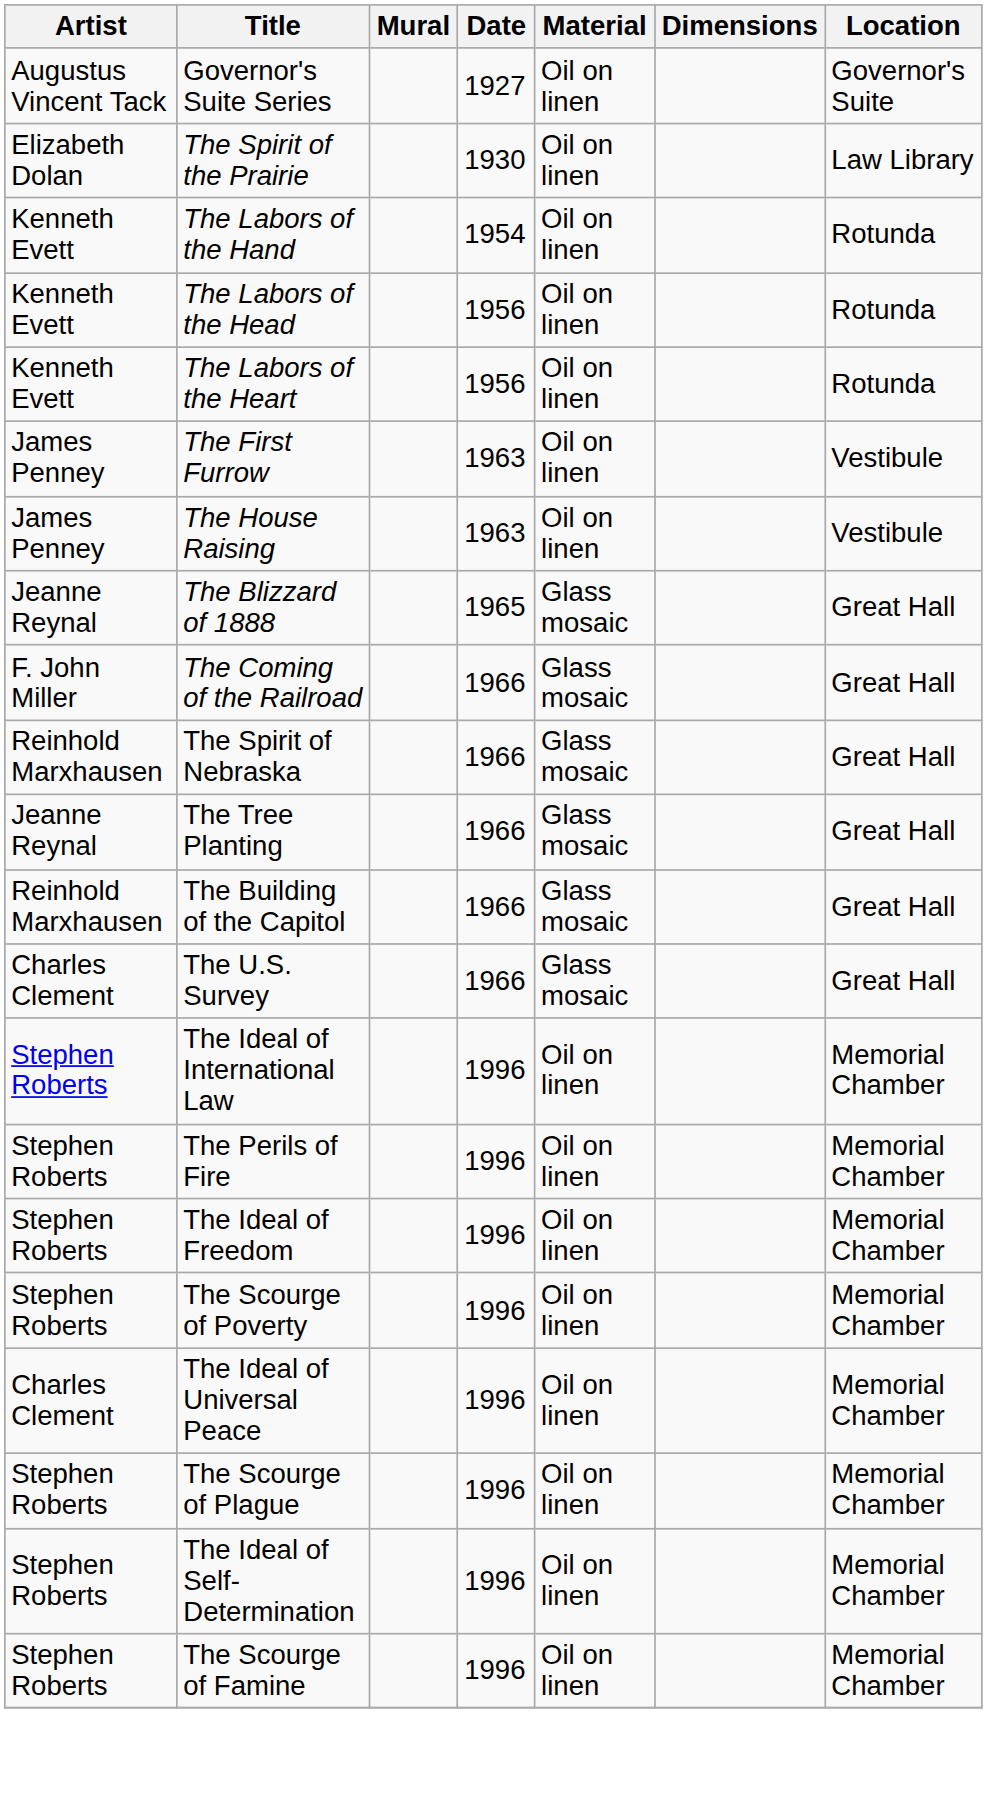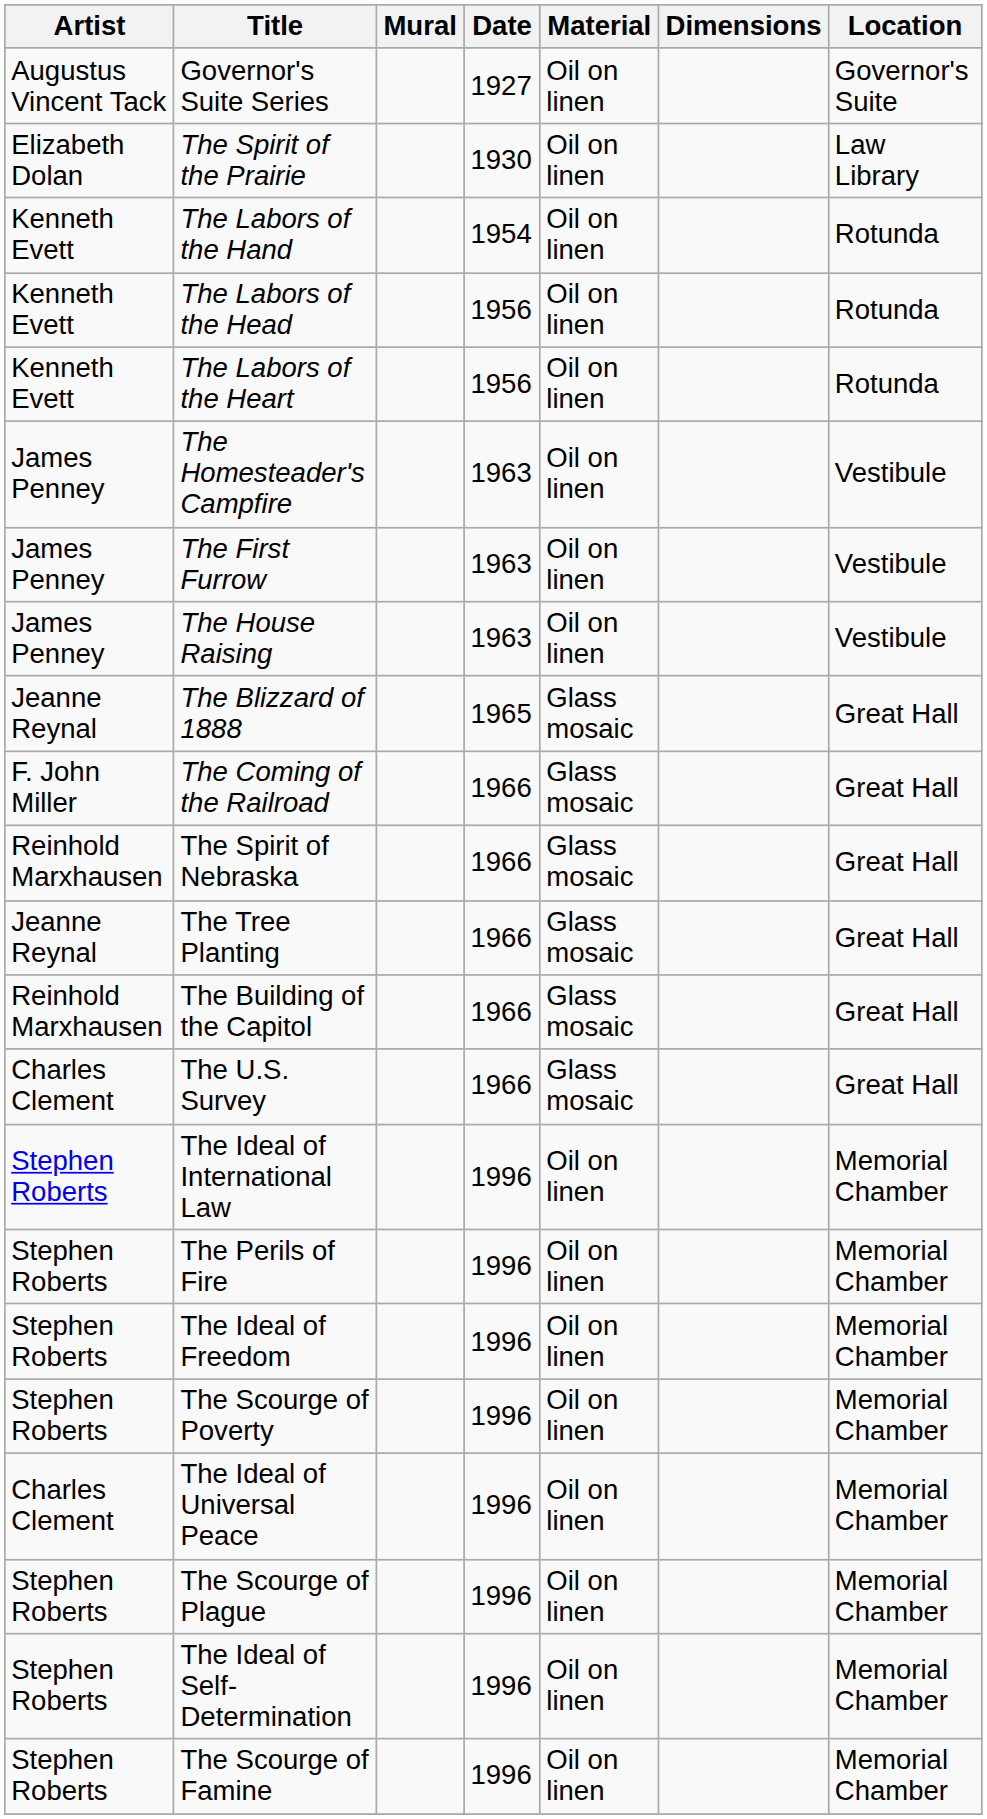+ row: (273, 473)
